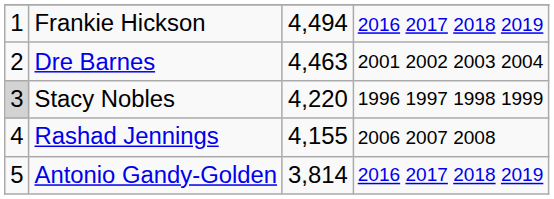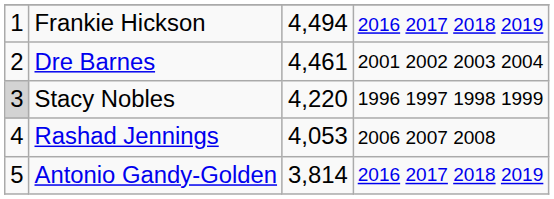(318, 61) 4,463 -> (318, 61) 4,461
(318, 136) 4,155 -> (318, 136) 4,053
